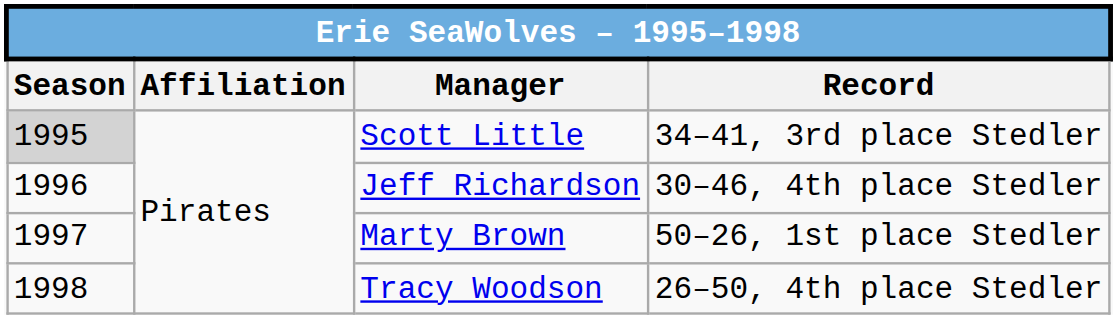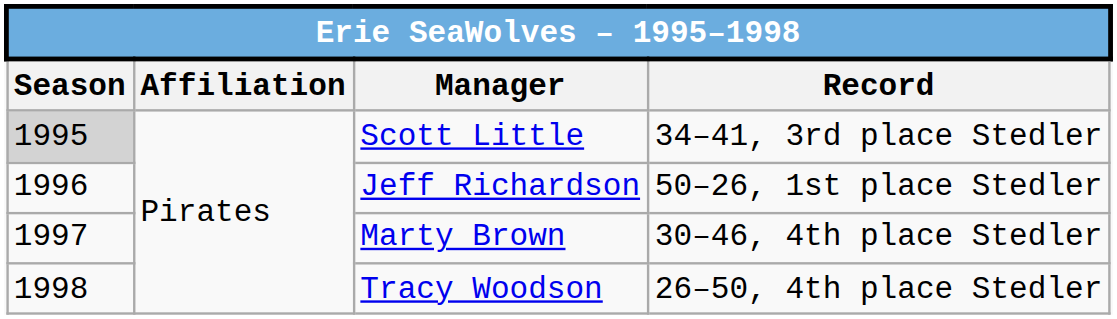(879, 187) 30–46, 4th place Stedler -> (879, 187) 50–26, 1st place Stedler
(879, 238) 50–26, 1st place Stedler -> (879, 238) 30–46, 4th place Stedler
